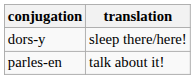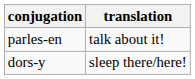rows swapped: (35, 62) <-> (27, 39)
